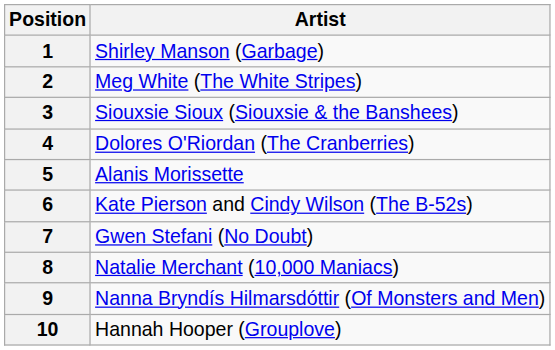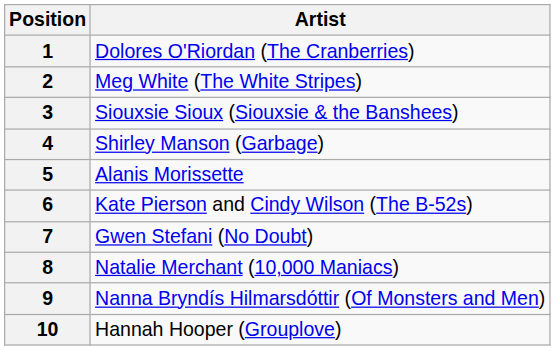(210, 50) Shirley Manson (Garbage) -> (255, 50) Dolores O'Riordan (The Cranberries)
(255, 143) Dolores O'Riordan (The Cranberries) -> (210, 143) Shirley Manson (Garbage)
